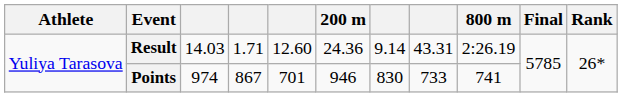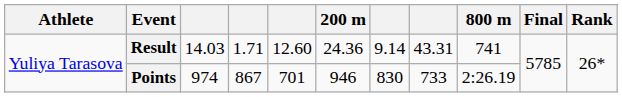(489, 48) 2:26.19 -> (489, 48) 741
(489, 77) 741 -> (489, 77) 2:26.19
